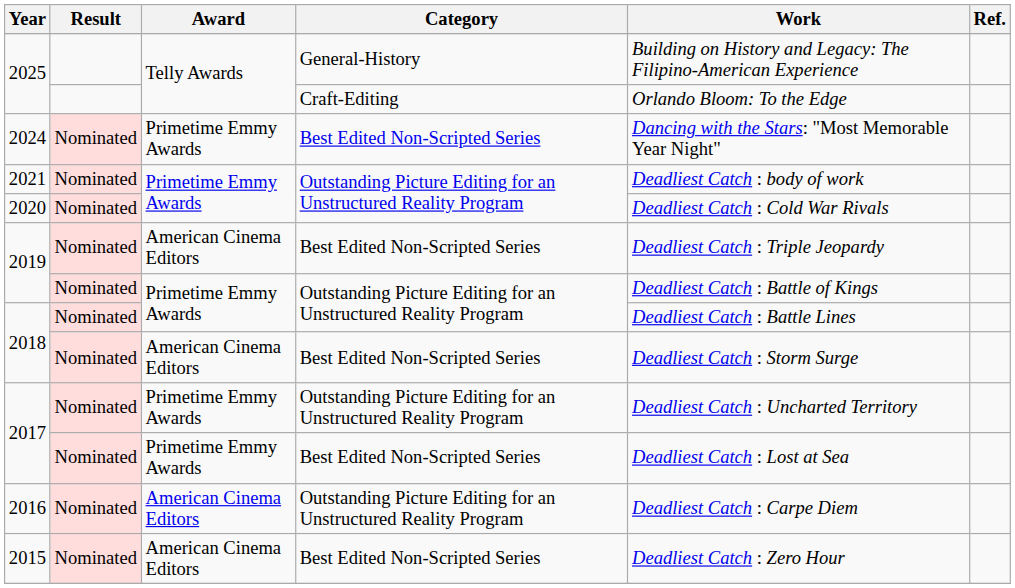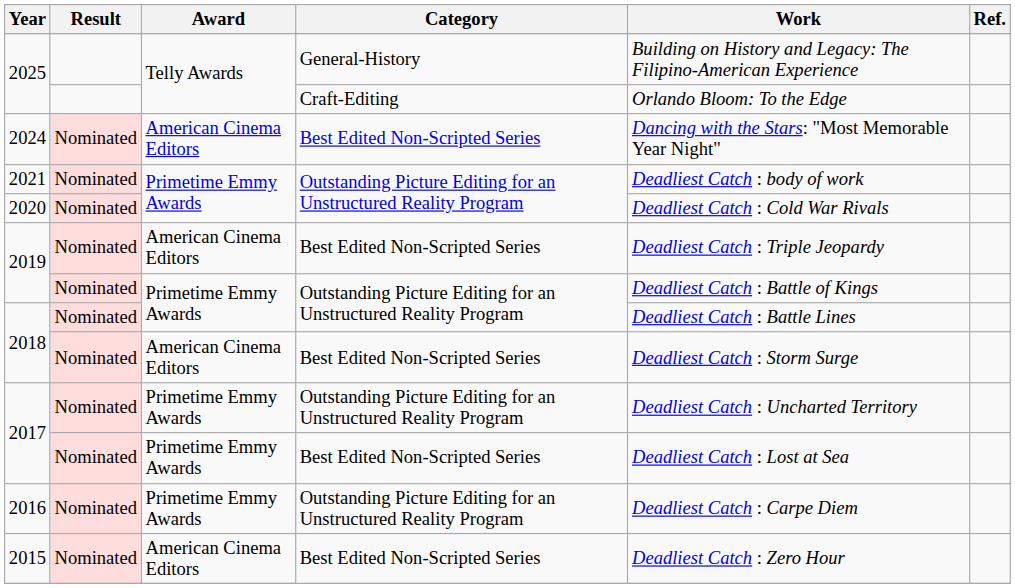(211, 138) Primetime Emmy Awards -> (213, 138) American Cinema Editors
(213, 508) American Cinema Editors -> (211, 508) Primetime Emmy Awards
